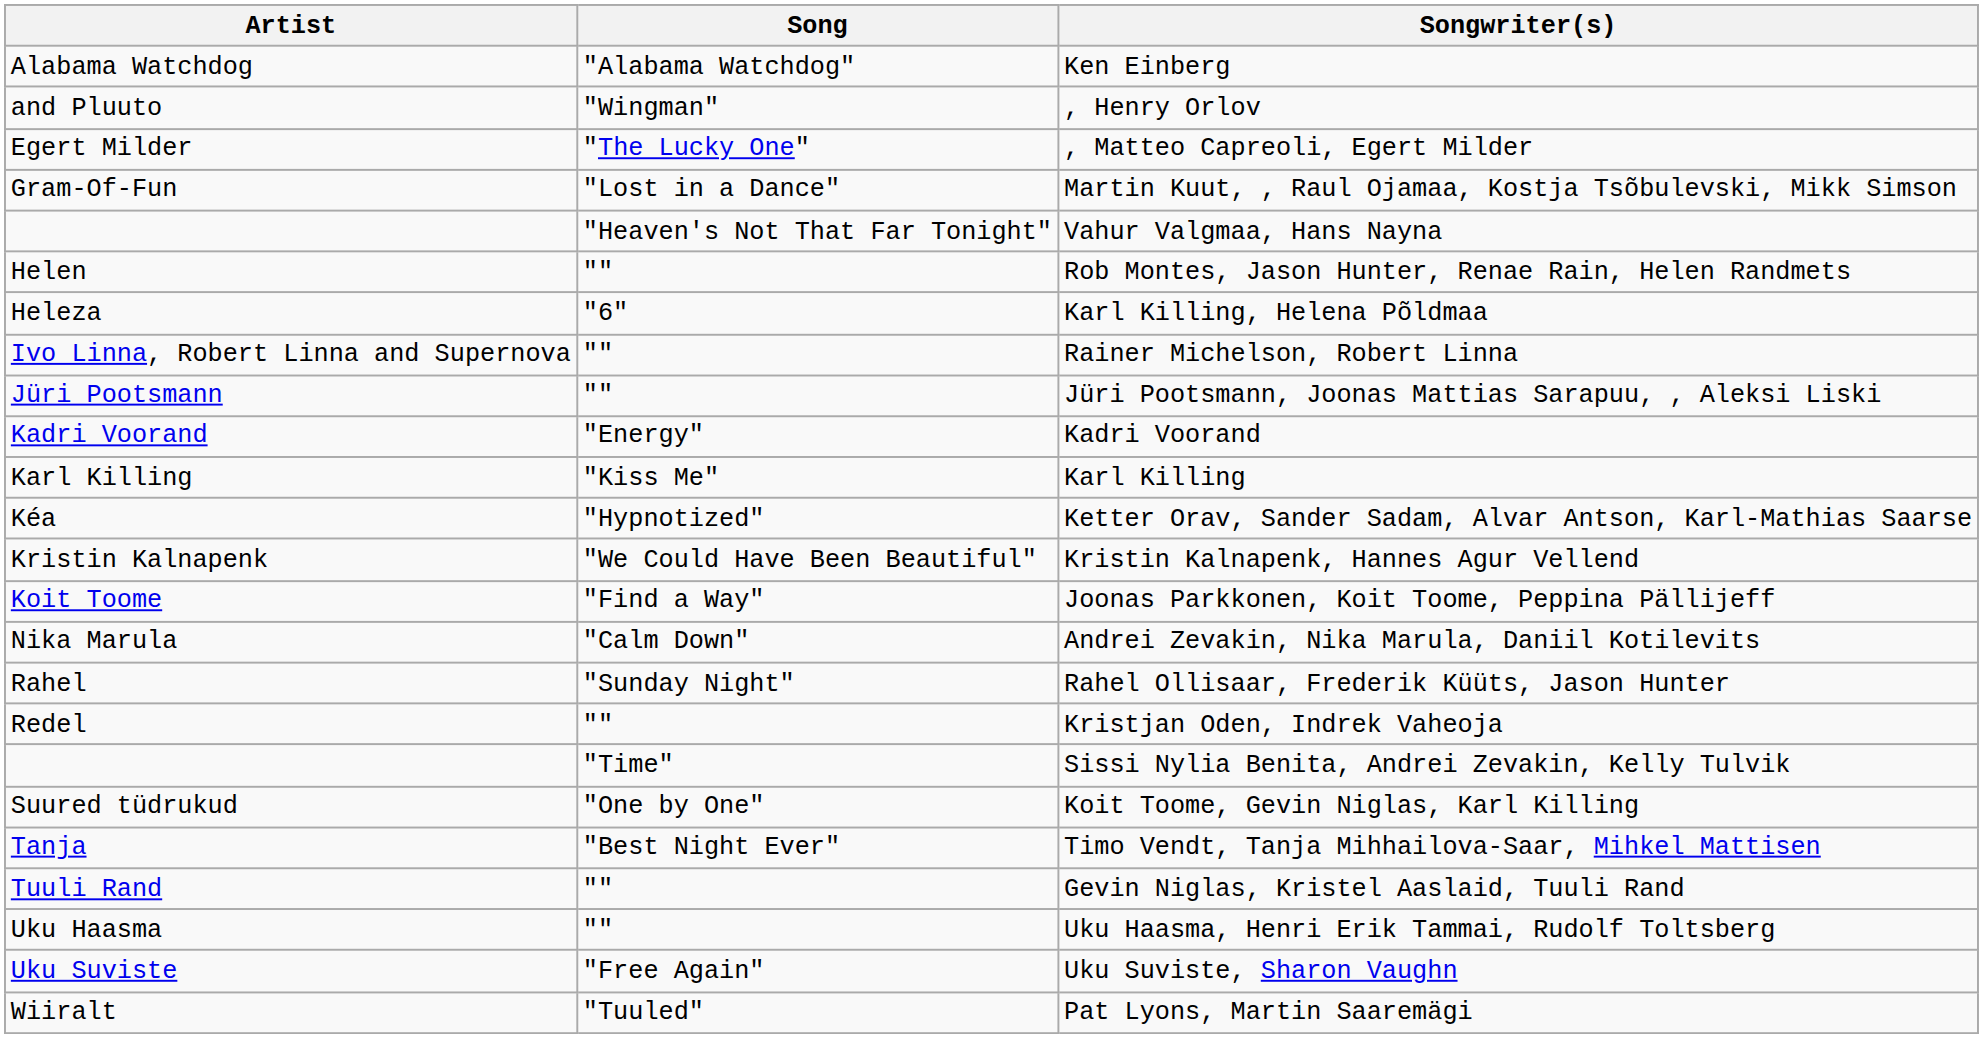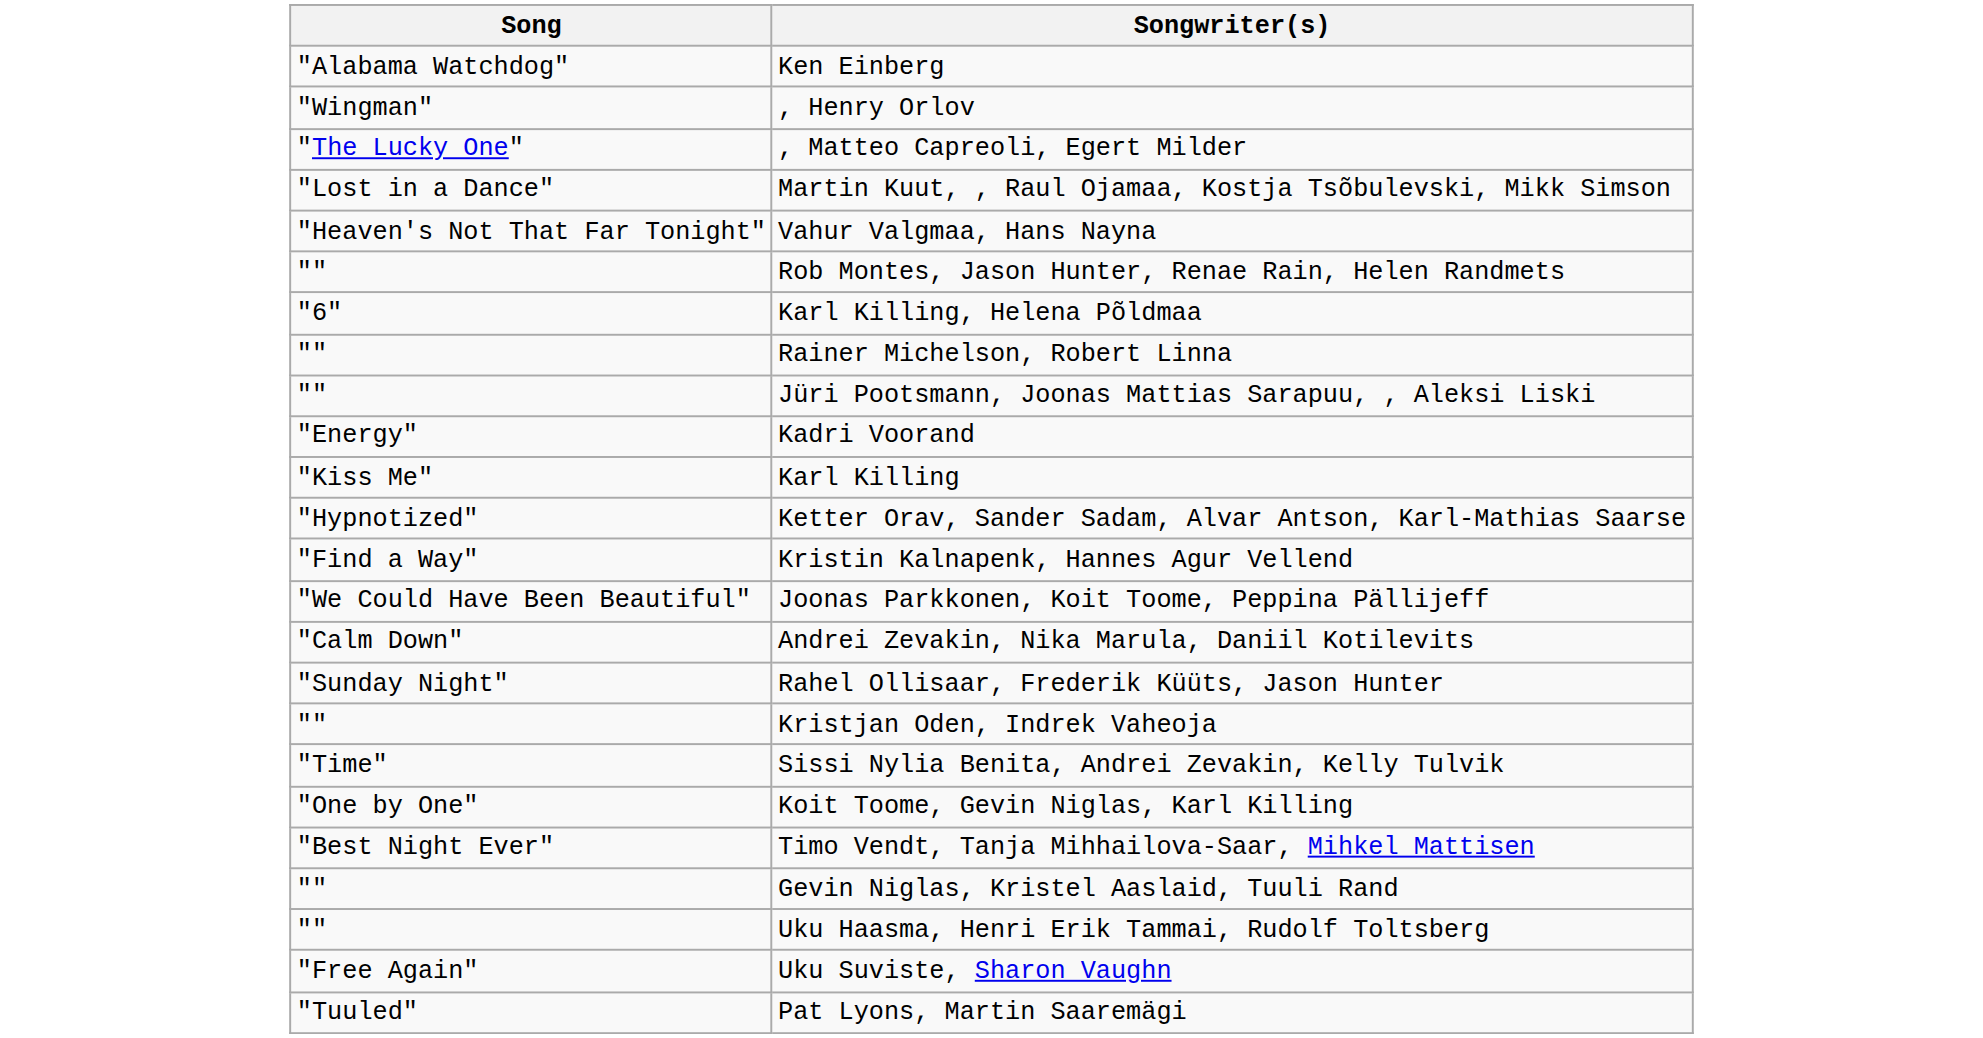- column: (291, 26)
(810, 560) "We Could Have Been Beautiful" -> (388, 560) "Find a Way"
(674, 601) "Find a Way" -> (524, 601) "We Could Have Been Beautiful"
